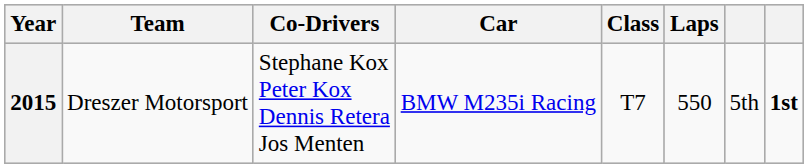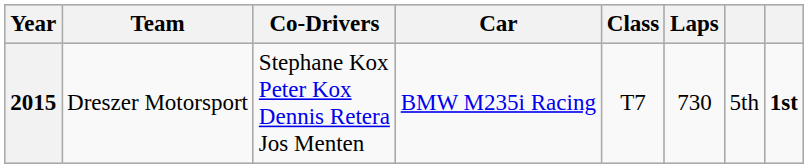(694, 102) 550 -> (694, 102) 730
